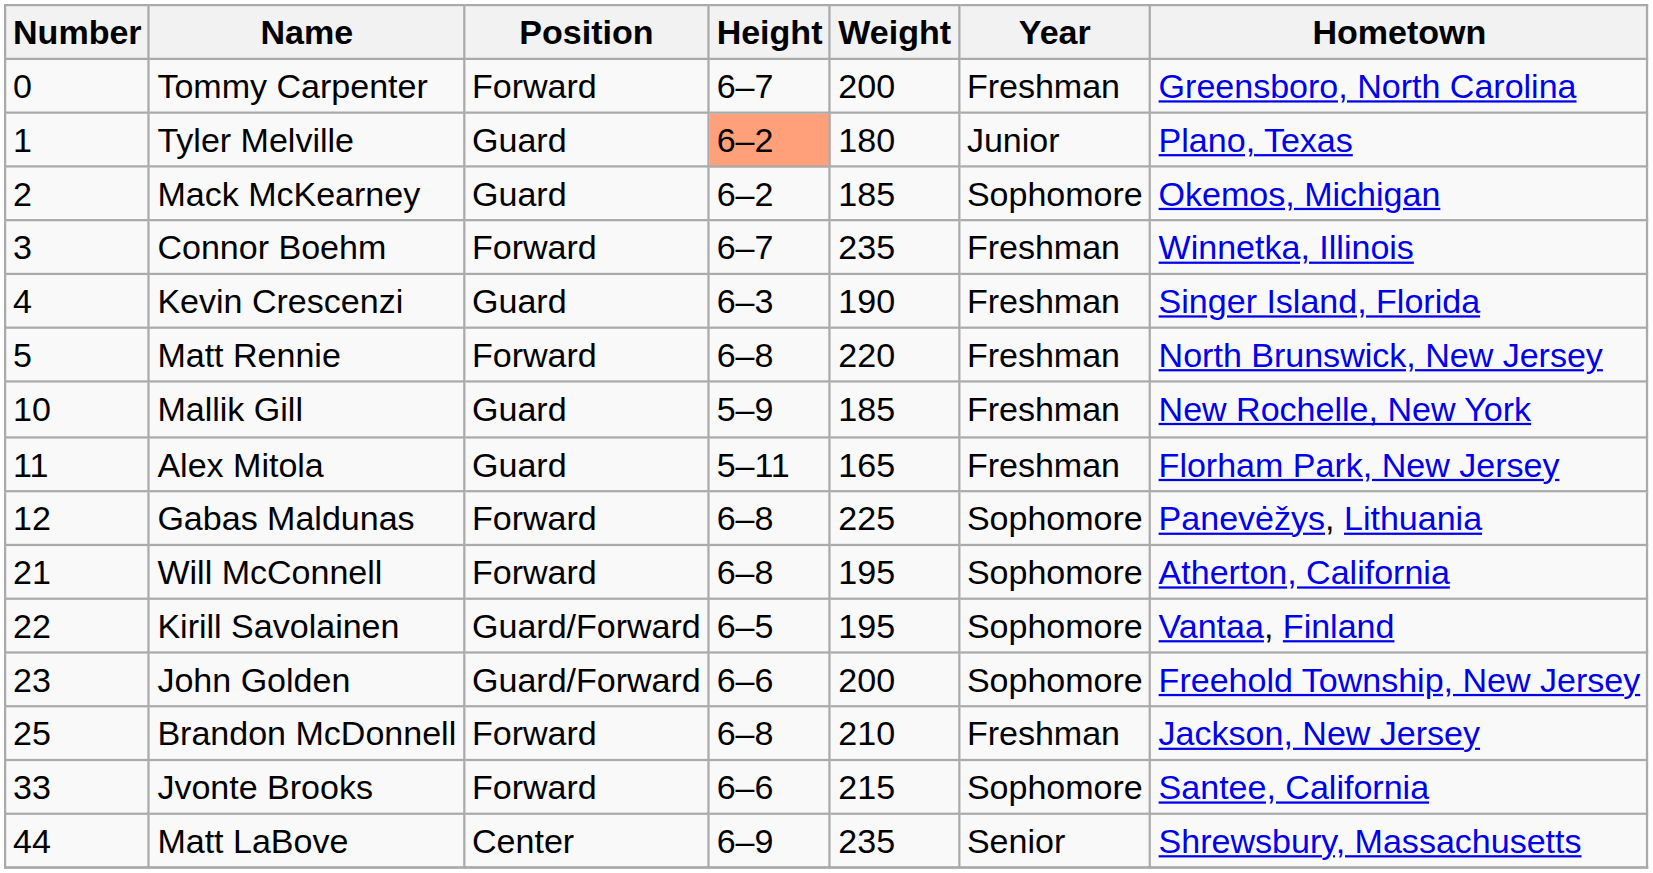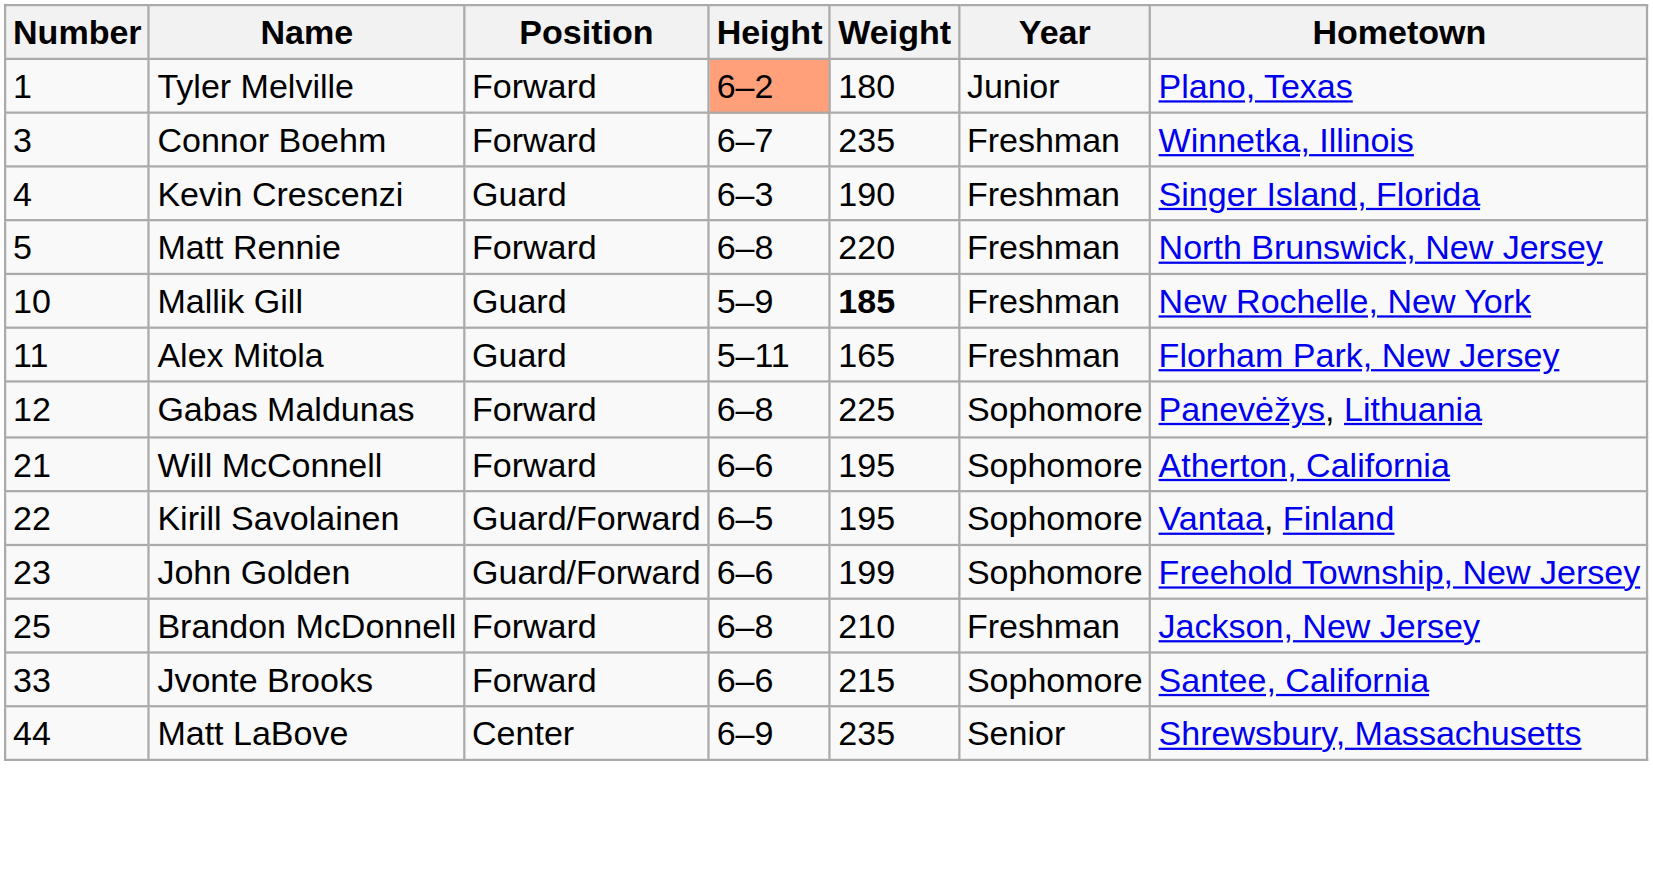- row: (293, 86)
(519, 140) Guard -> (534, 86) Forward
- row: (289, 194)
(867, 410) normal -> (867, 302) bold
(745, 571) 6–8 -> (745, 463) 6–6
(867, 679) 200 -> (867, 571) 199
